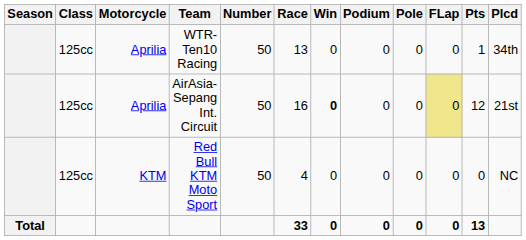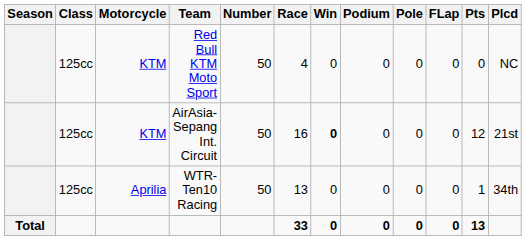rows swapped: (202, 176) <-> (197, 49)
(149, 105) Aprilia -> (153, 134) KTM
(456, 105) khaki background -> (456, 134) no background
